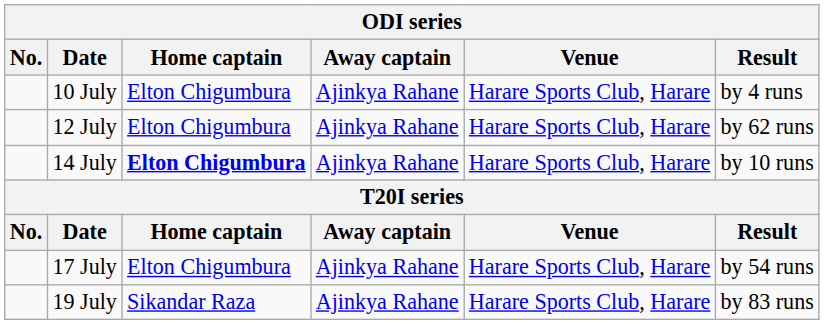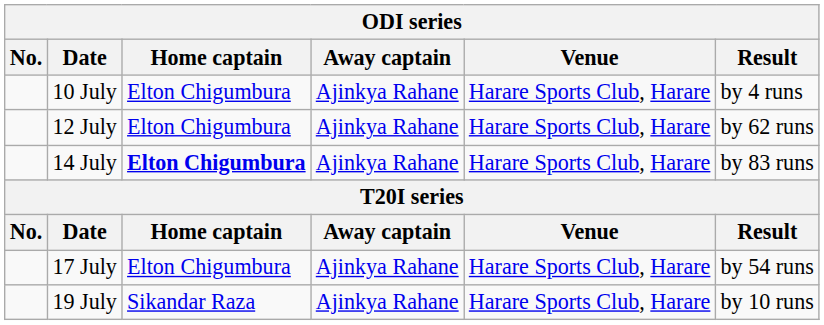(767, 162) by 10 runs -> (767, 162) by 83 runs
(767, 302) by 83 runs -> (767, 302) by 10 runs
